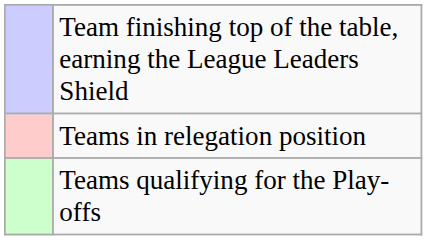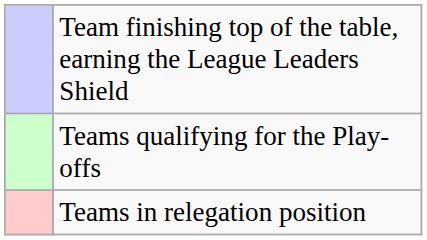rows swapped: (224, 196) <-> (213, 135)
